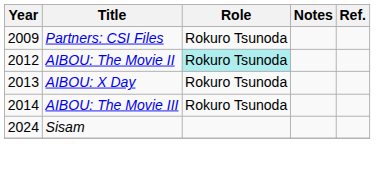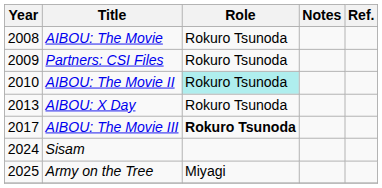+ row: (104, 37)
(23, 60) 2012 -> (23, 82) 2010
(23, 104) 2014 -> (23, 127) 2017
(236, 104) normal -> (240, 127) bold
+ row: (99, 171)
